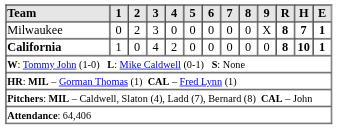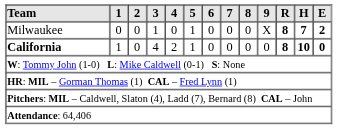(137, 30) 2 -> (137, 30) 0
(156, 30) 3 -> (156, 30) 1
(193, 30) 0 -> (193, 30) 1
(322, 30) 1 -> (322, 30) 2
(193, 47) 0 -> (193, 47) 1
(322, 47) 1 -> (322, 47) 0
